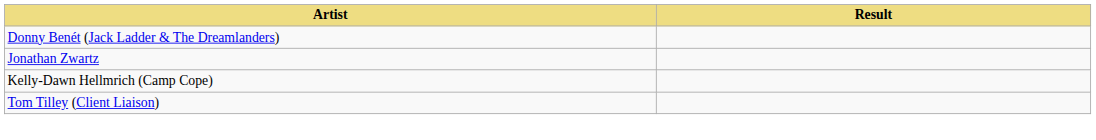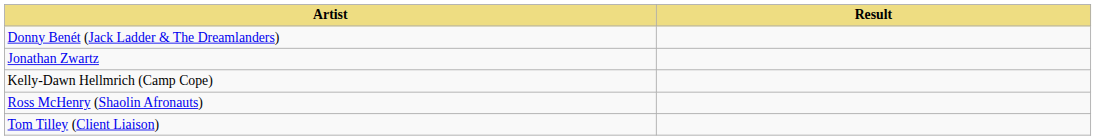+ row: (105, 102)
